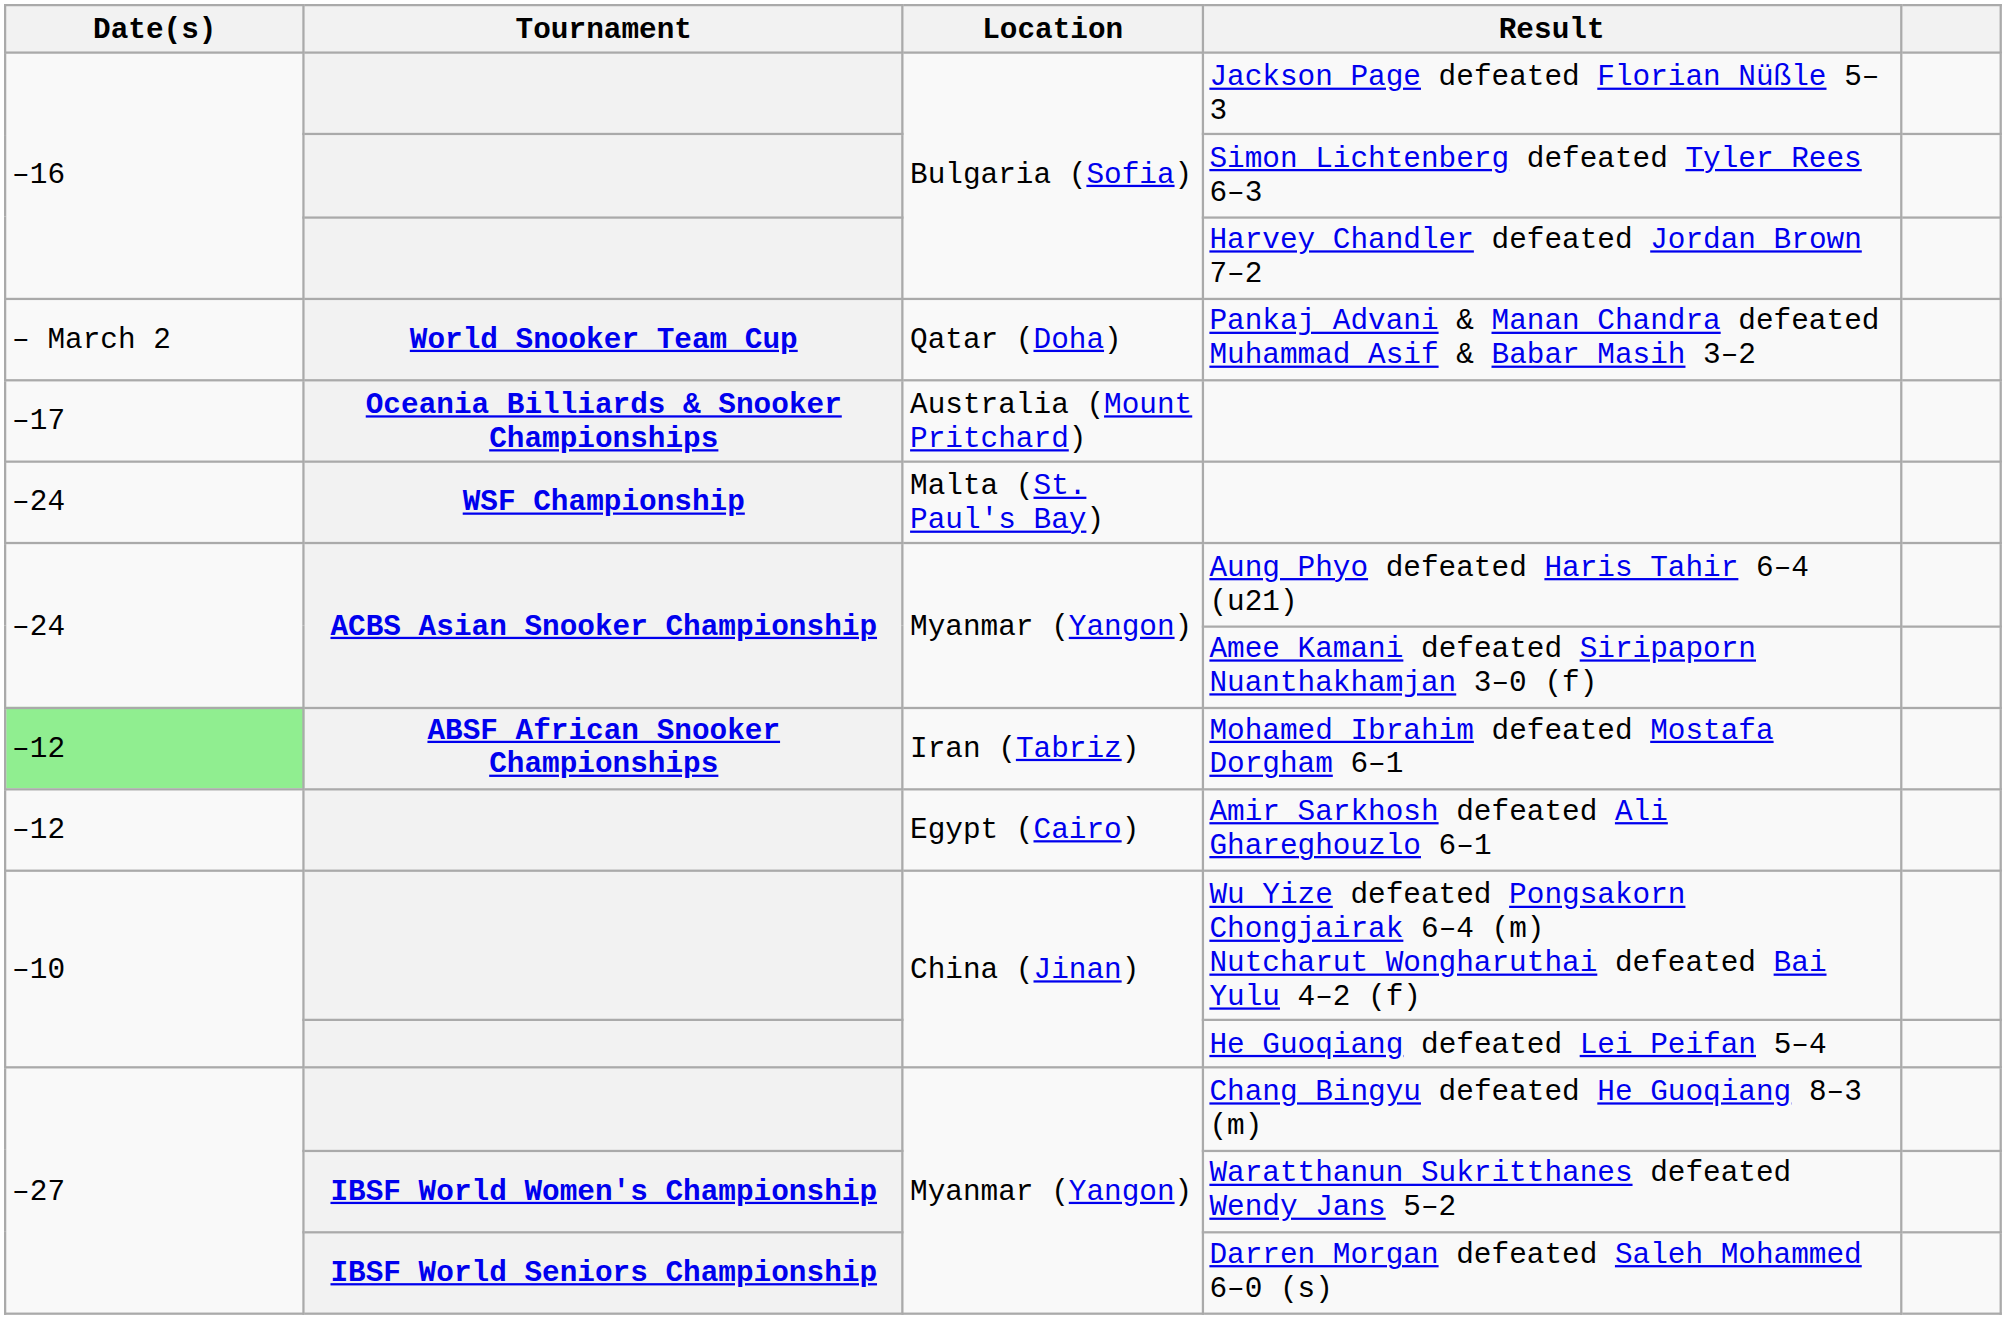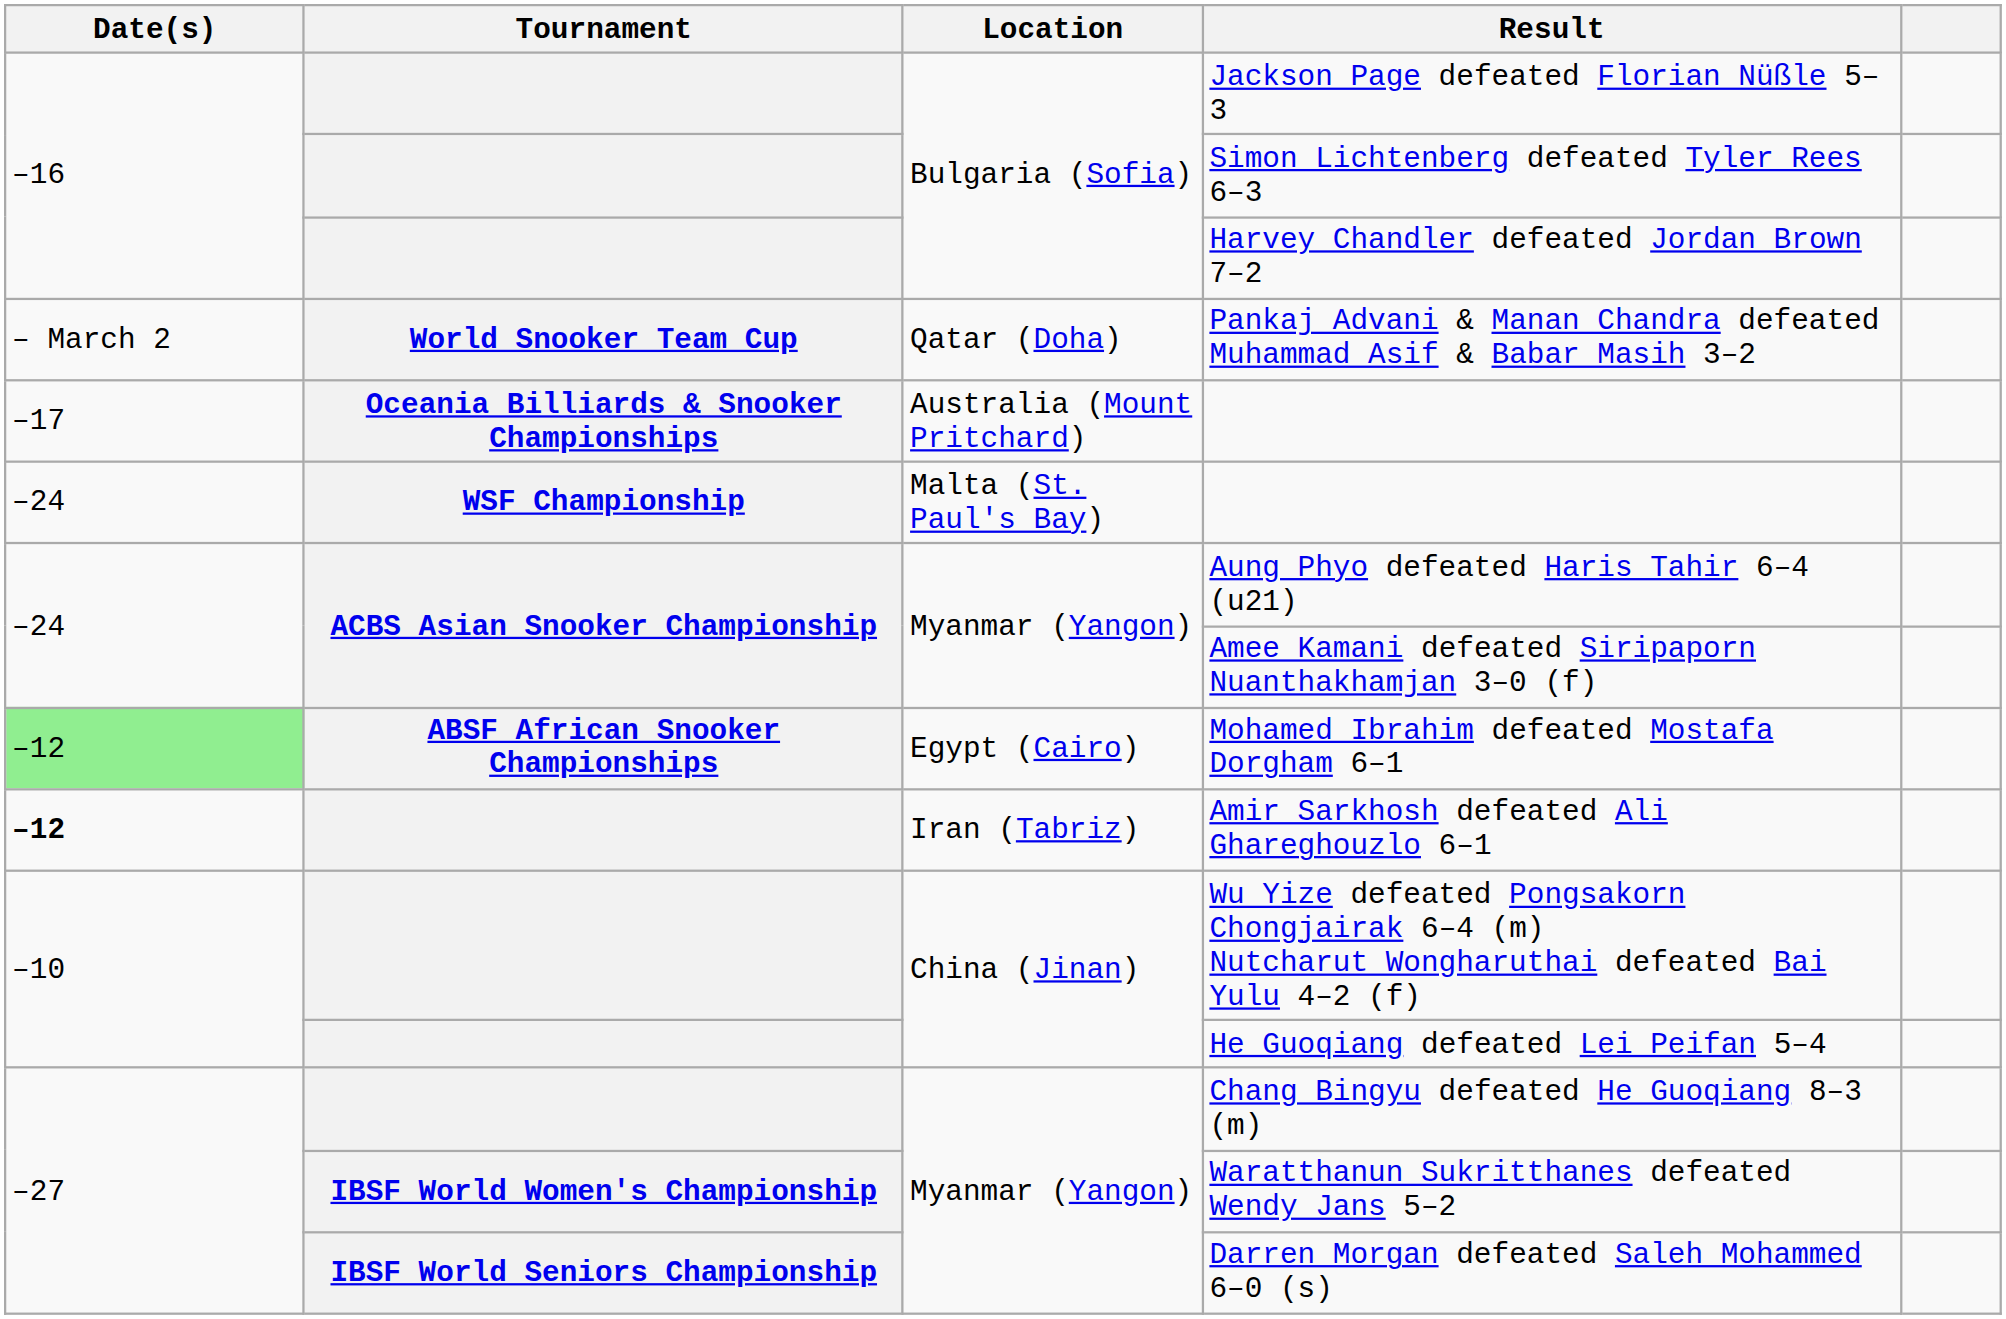(1025, 748) Iran (Tabriz) -> (1025, 748) Egypt (Cairo)
(39, 830) normal -> (39, 830) bold
(1025, 830) Egypt (Cairo) -> (1025, 830) Iran (Tabriz)
